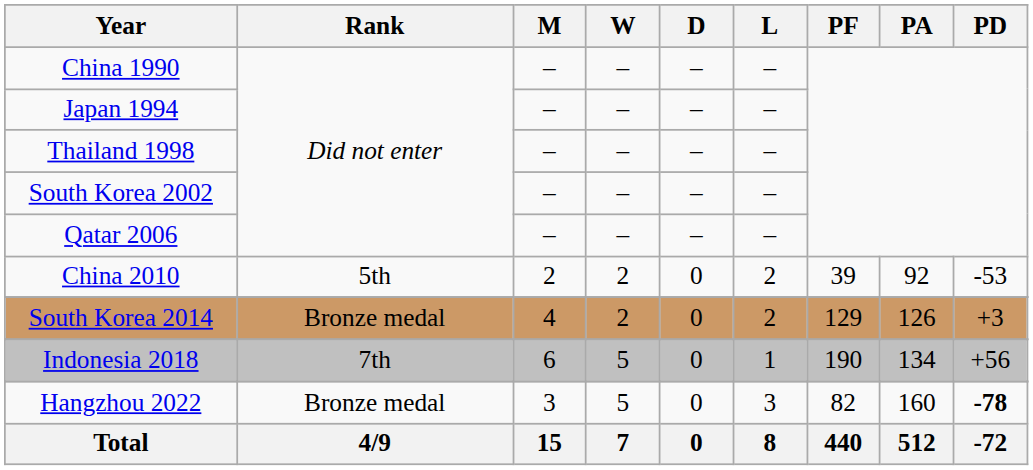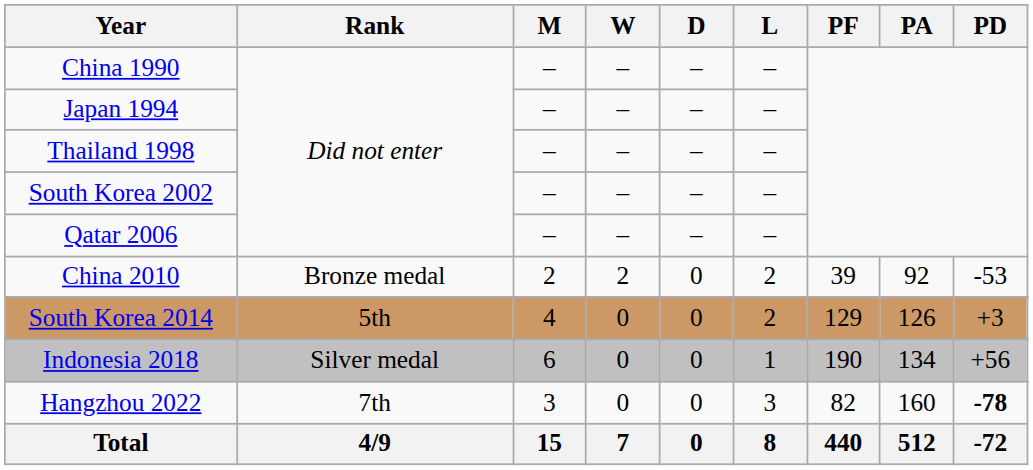(375, 276) 5th -> (375, 276) Bronze medal
(375, 318) Bronze medal -> (375, 318) 5th
(623, 318) 2 -> (623, 318) 0
(375, 360) 7th -> (375, 360) Silver medal
(623, 360) 5 -> (623, 360) 0
(375, 401) Bronze medal -> (375, 401) 7th
(623, 401) 5 -> (623, 401) 0
